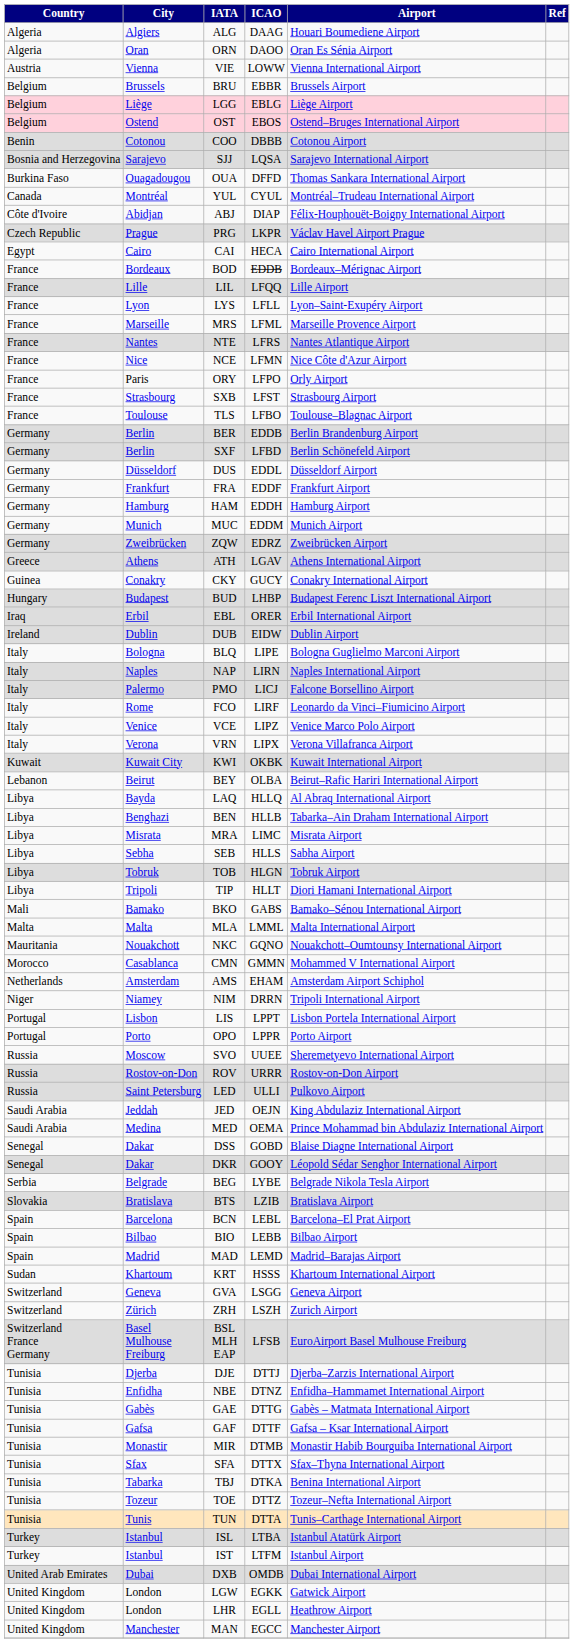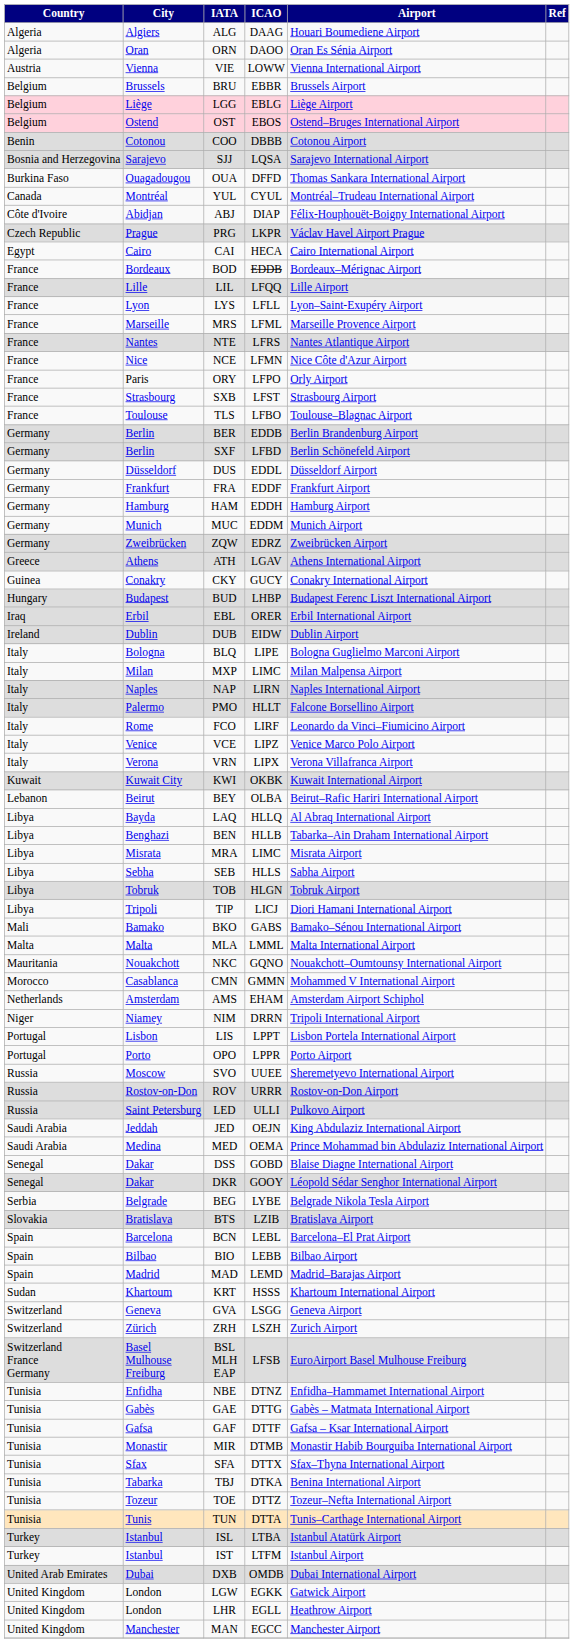+ row: (225, 671)
(266, 689) LICJ -> (266, 707) HLLT
(266, 890) HLLT -> (266, 908) LICJ
- row: (225, 1373)
